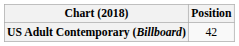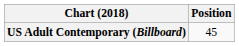(211, 32) 42 -> (211, 32) 45
